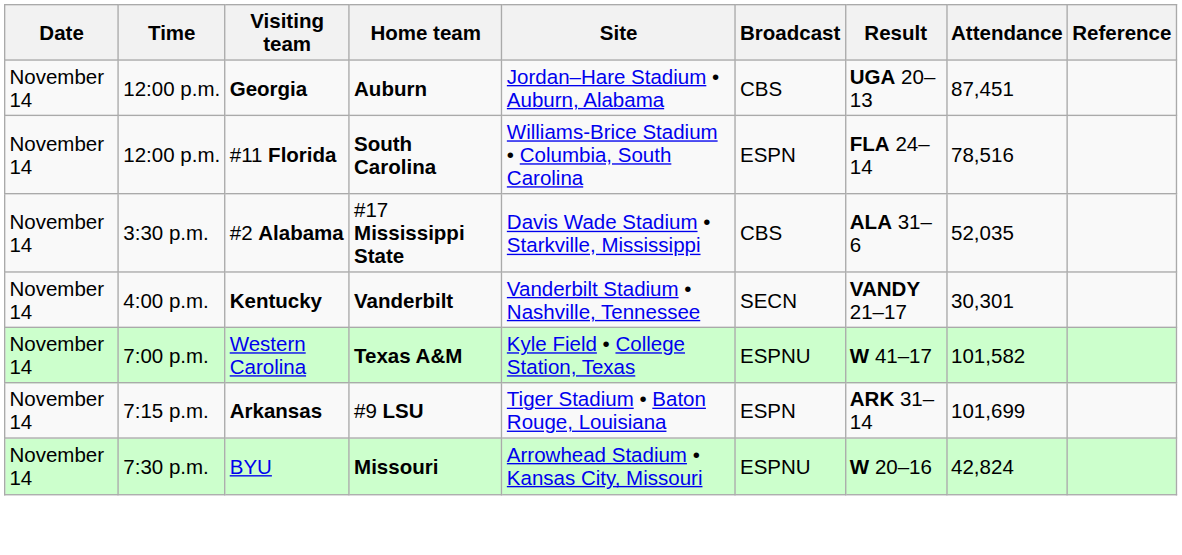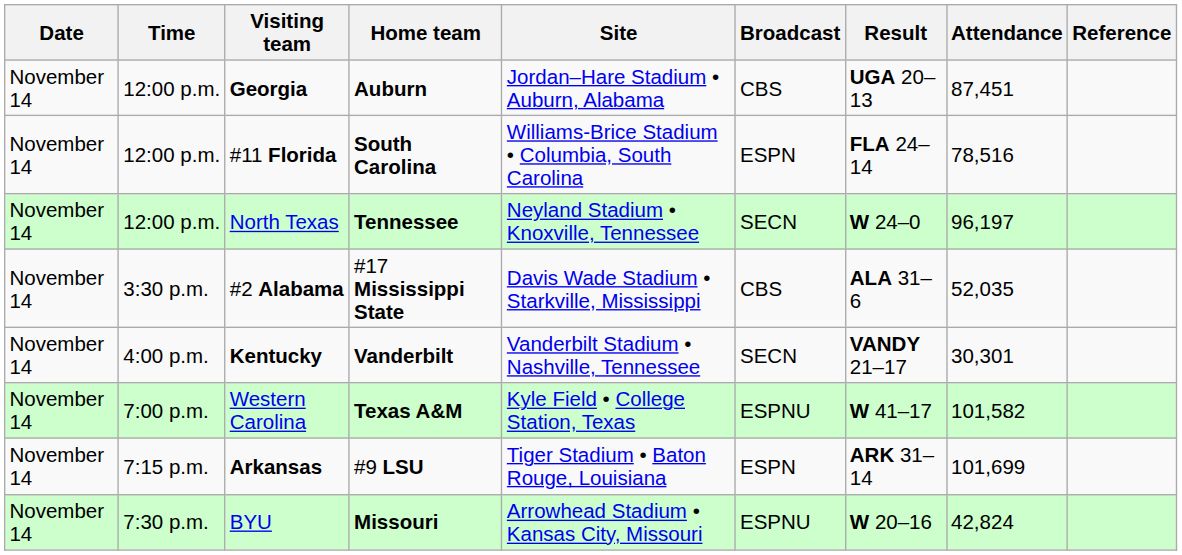+ row: (284, 222)
